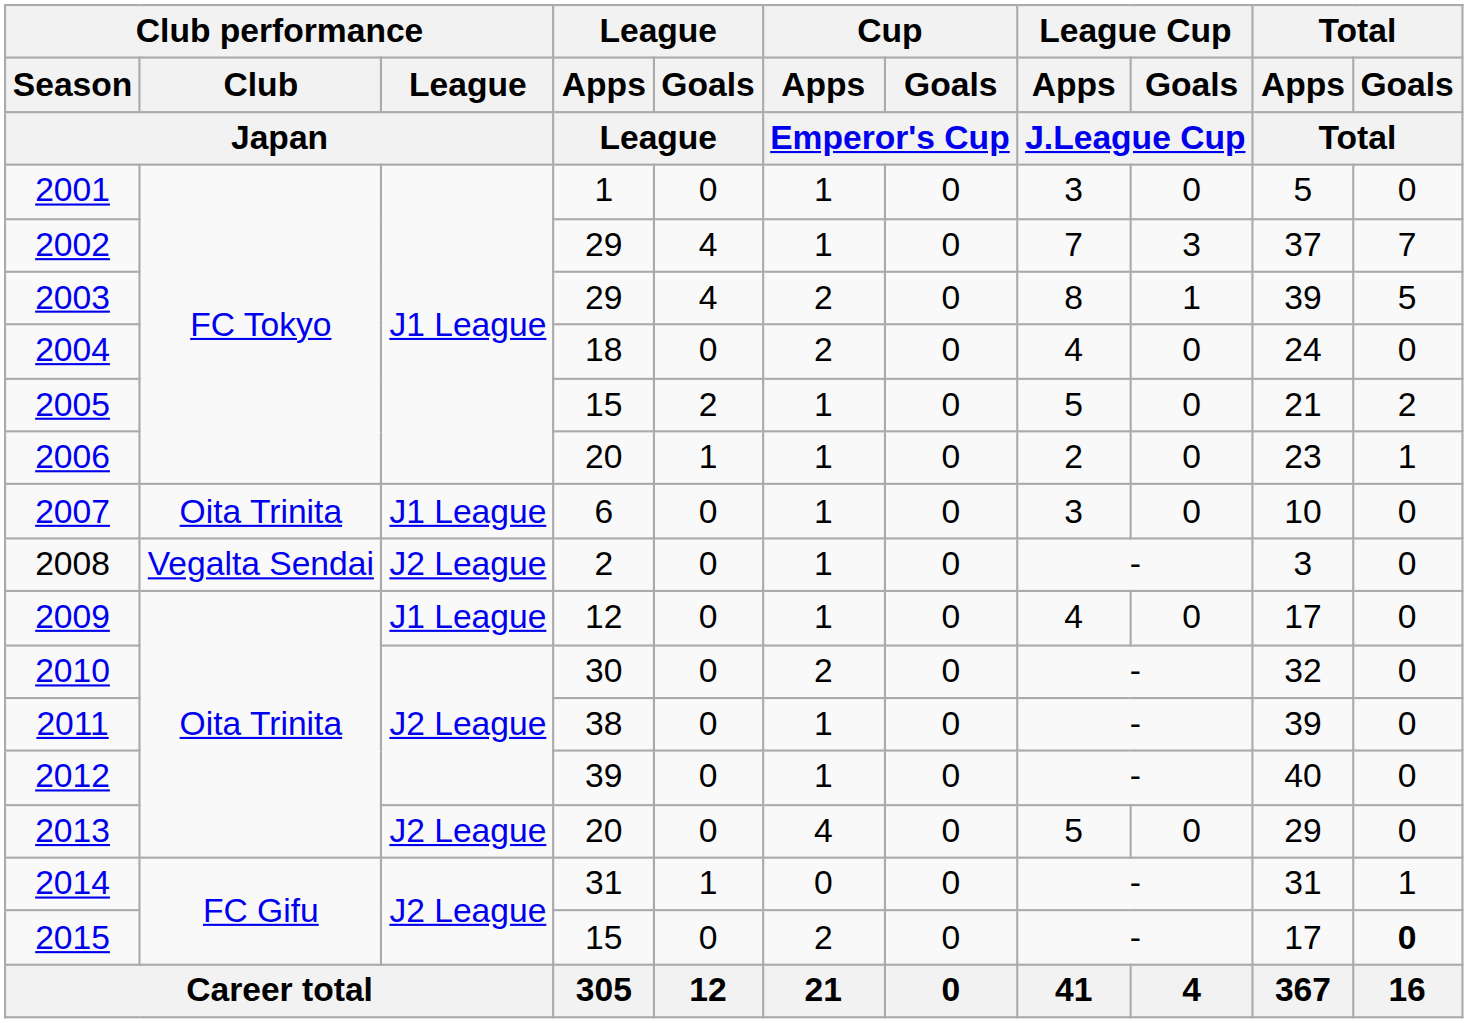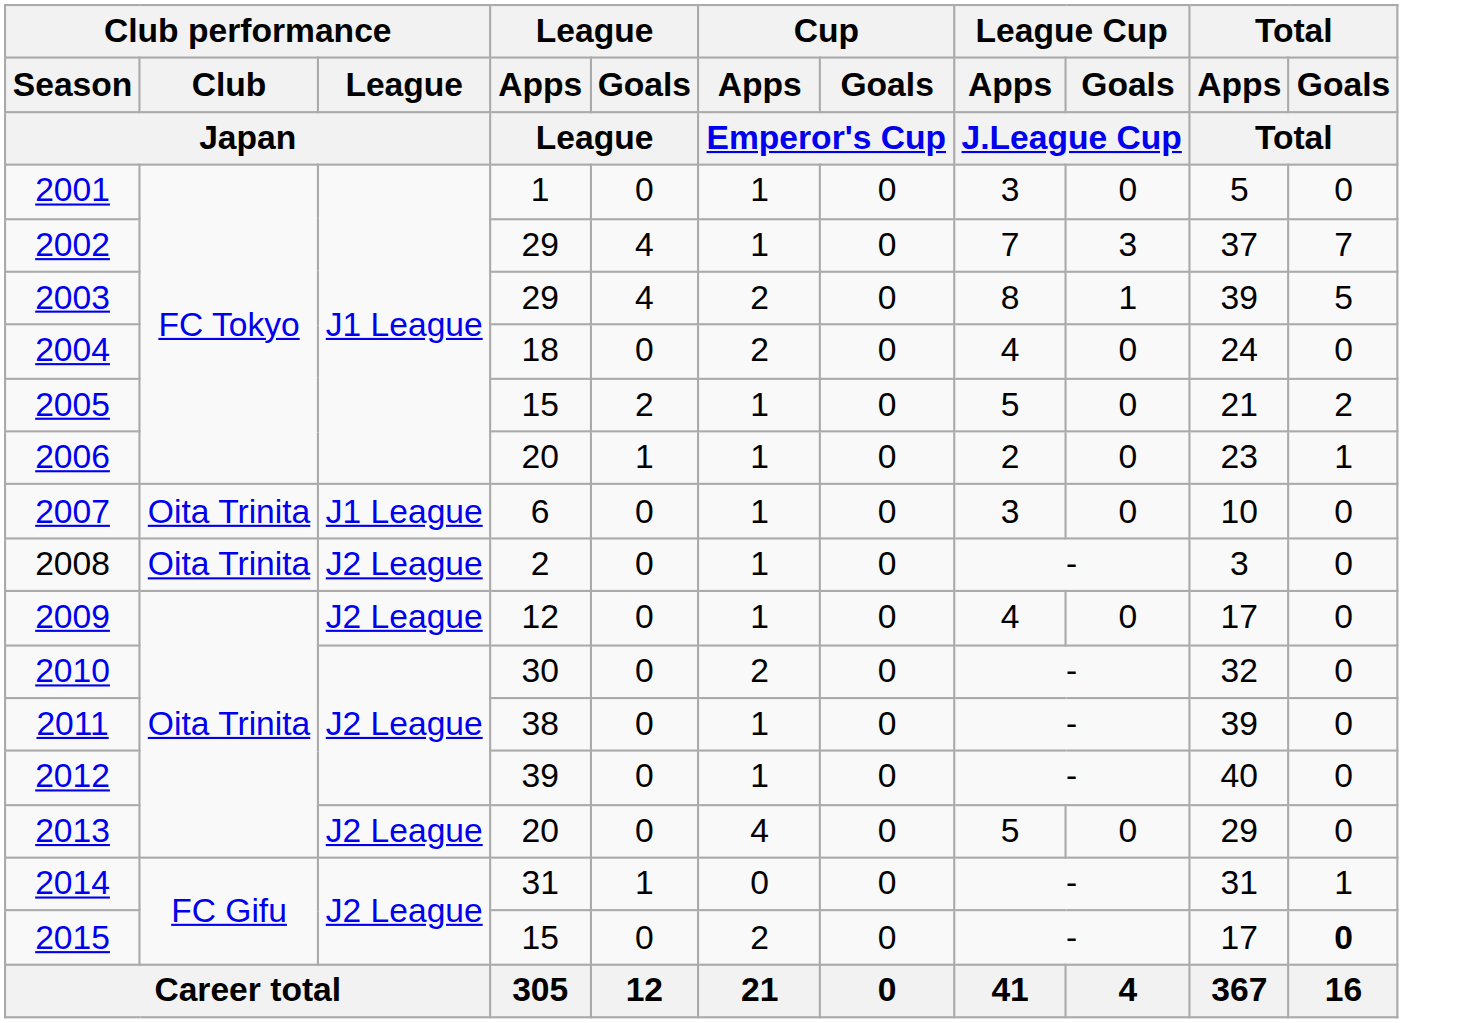(261, 564) Vegalta Sendai -> (229, 564) Oita Trinita
(468, 617) J1 League -> (404, 617) J2 League
